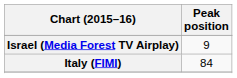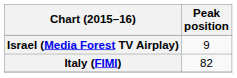(207, 63) 84 -> (207, 63) 82
